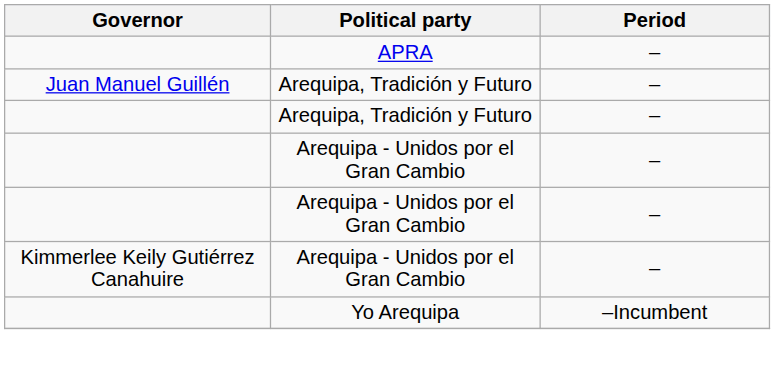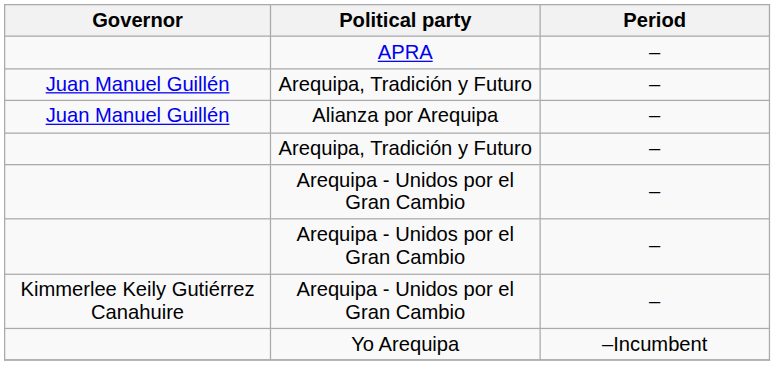+ row: (138, 116)
